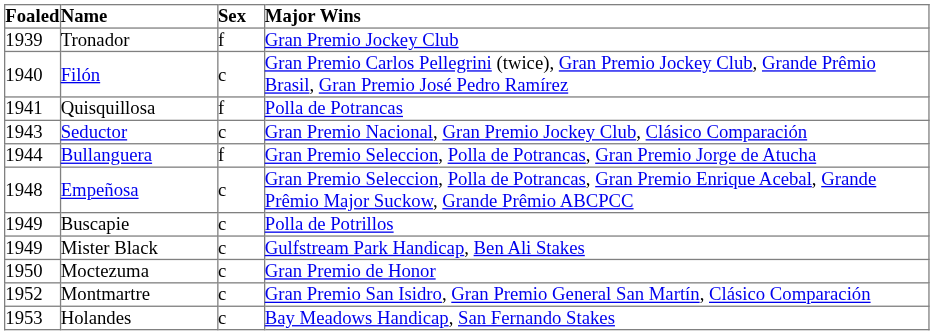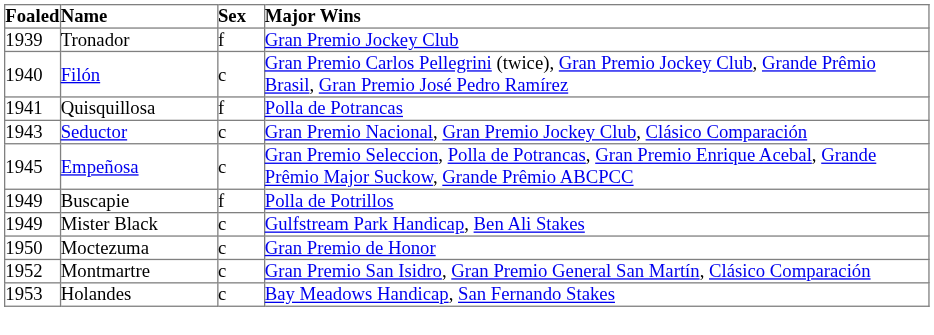- row: (106, 155)
(24, 189) 1948 -> (24, 166) 1945
(222, 224) c -> (221, 200) f
